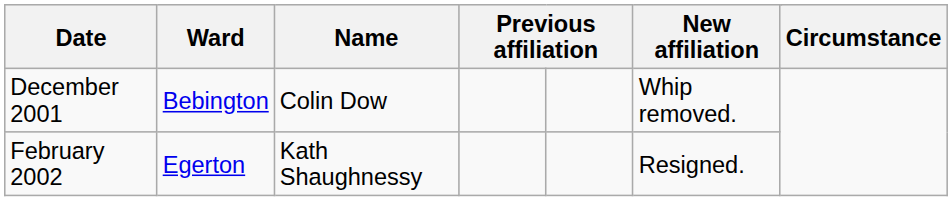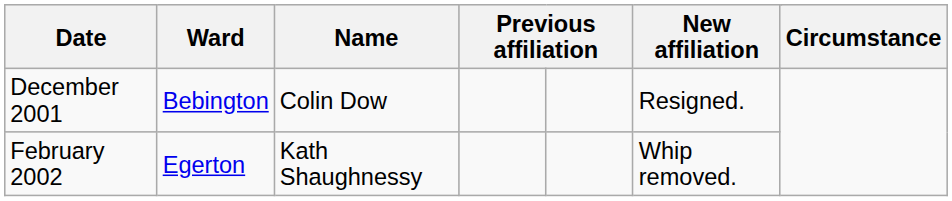(688, 100) Whip removed. -> (692, 100) Resigned.
(692, 164) Resigned. -> (688, 164) Whip removed.
